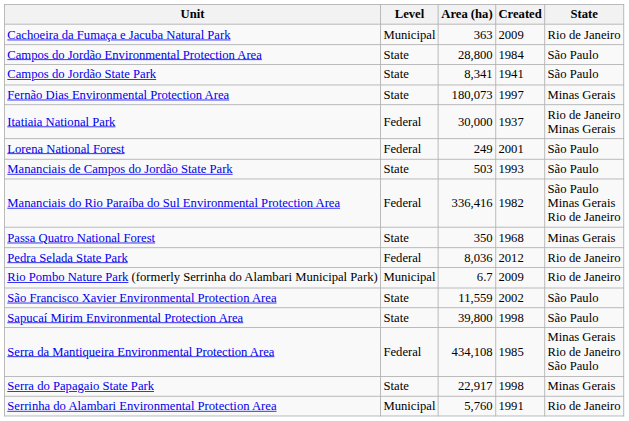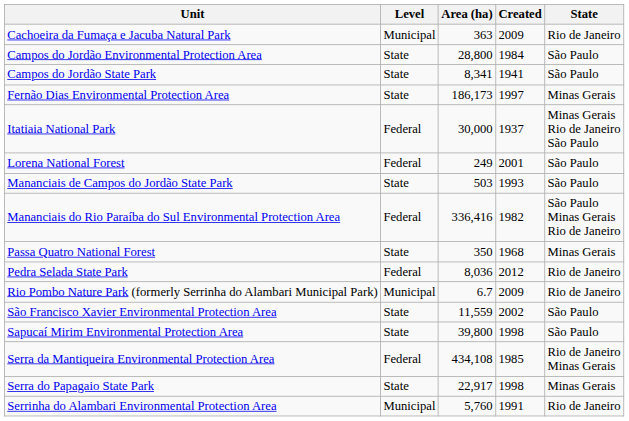(472, 94) 180,073 -> (472, 94) 186,173
(584, 121) Rio de Janeiro Minas Gerais -> (584, 128) Minas Gerais Rio de Janeiro São Paulo
(584, 352) Minas Gerais Rio de Janeiro São Paulo -> (584, 359) Rio de Janeiro Minas Gerais
